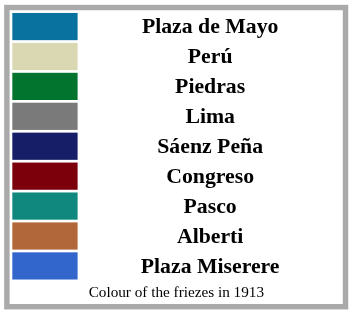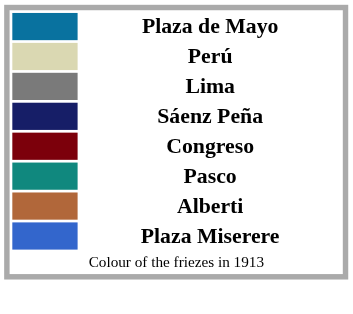- row: (210, 86)
